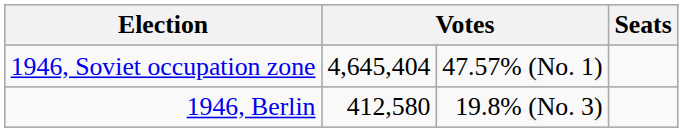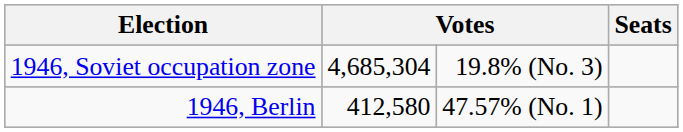(379, 65) 4,645,404 -> (379, 65) 4,685,304
(522, 65) 47.57% (No. 1) -> (529, 65) 19.8% (No. 3)
(529, 106) 19.8% (No. 3) -> (522, 106) 47.57% (No. 1)
